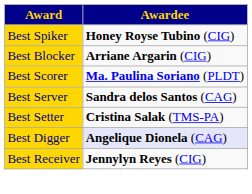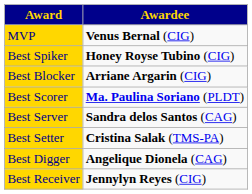+ row: (21, 35)
(156, 138) lavender background -> (156, 158) no background
